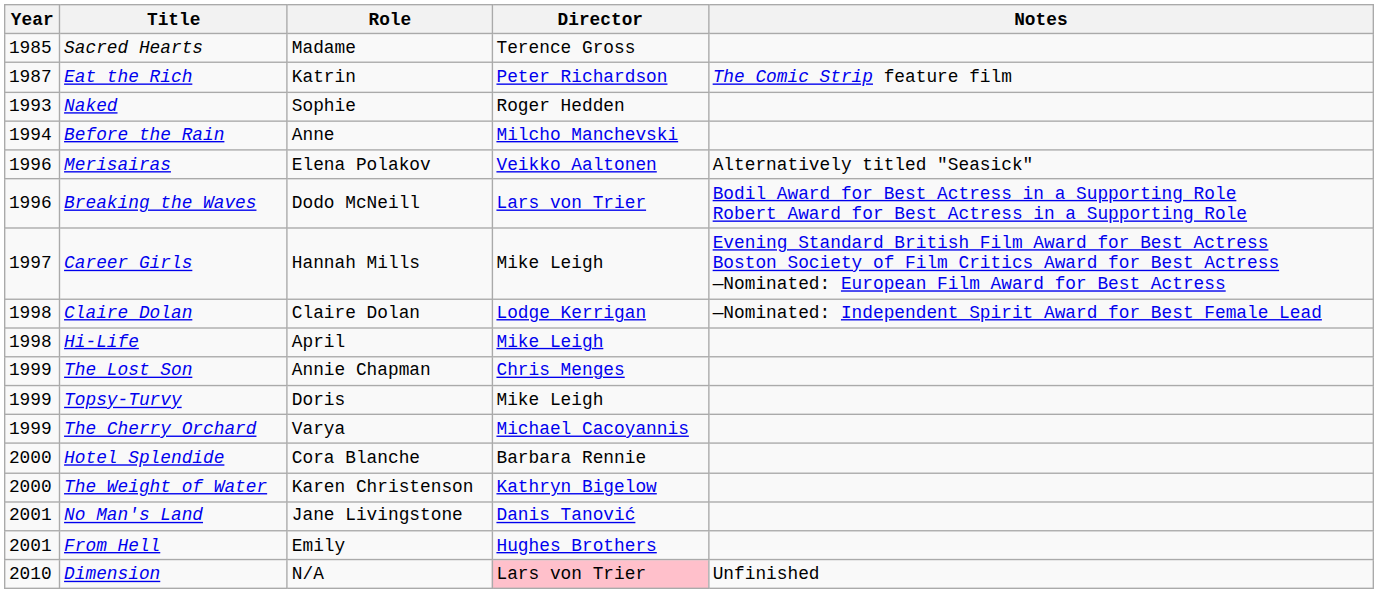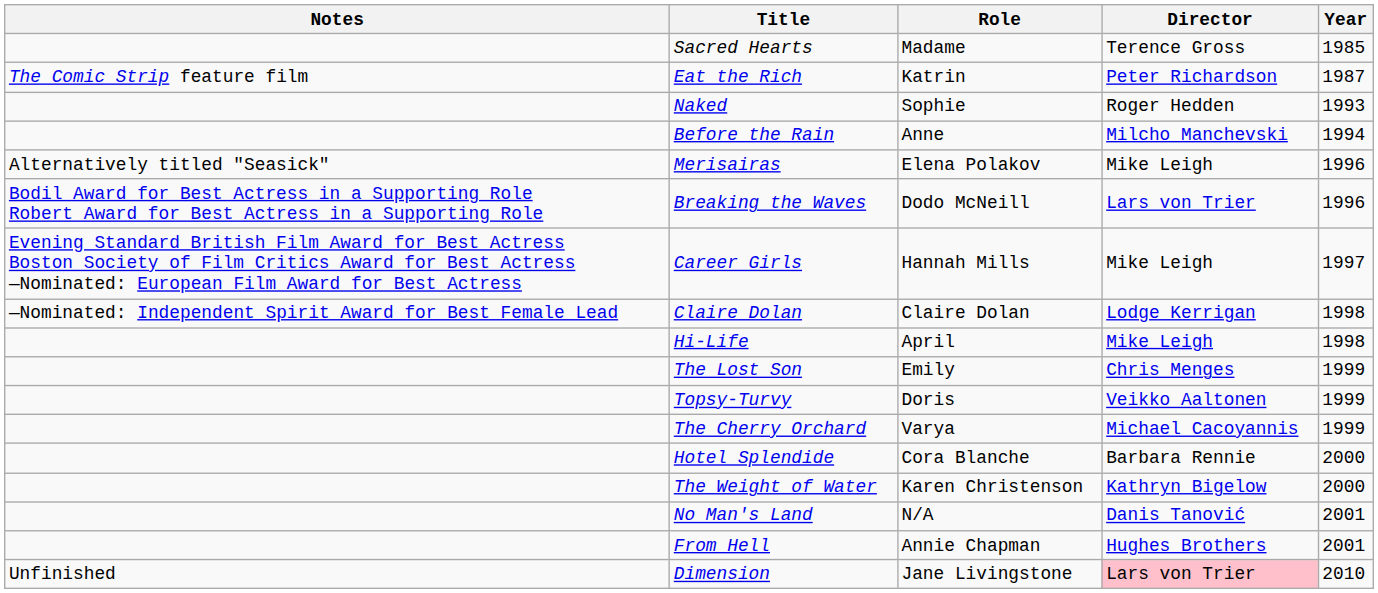columns swapped: (32, 19) <-> (1041, 19)
(577, 164) Veikko Aaltonen -> (1160, 164) Mike Leigh
(361, 371) Annie Chapman -> (928, 371) Emily
(550, 400) Mike Leigh -> (1186, 400) Veikko Aaltonen
(377, 516) Jane Livingstone -> (918, 516) N/A
(318, 545) Emily -> (971, 545) Annie Chapman
(308, 574) N/A -> (987, 574) Jane Livingstone
